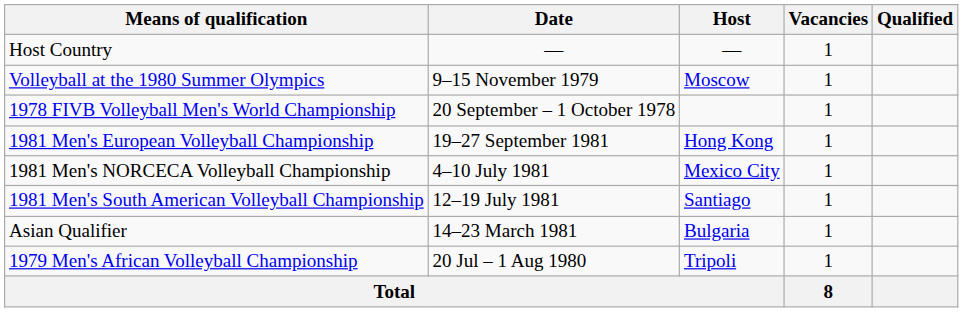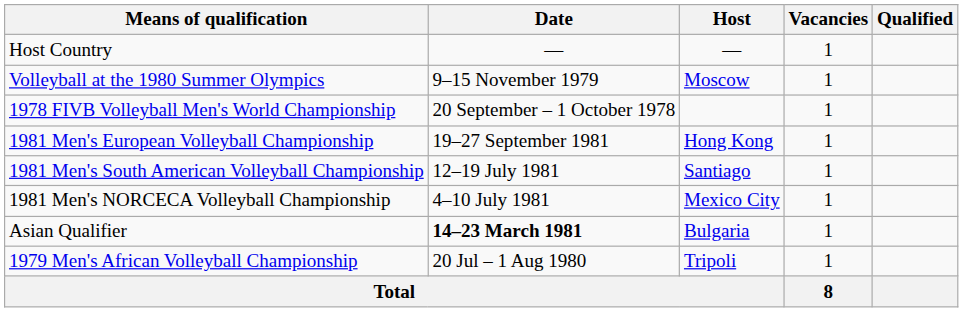rows swapped: (200, 170) <-> (216, 200)
(505, 230) normal -> (507, 230) bold
